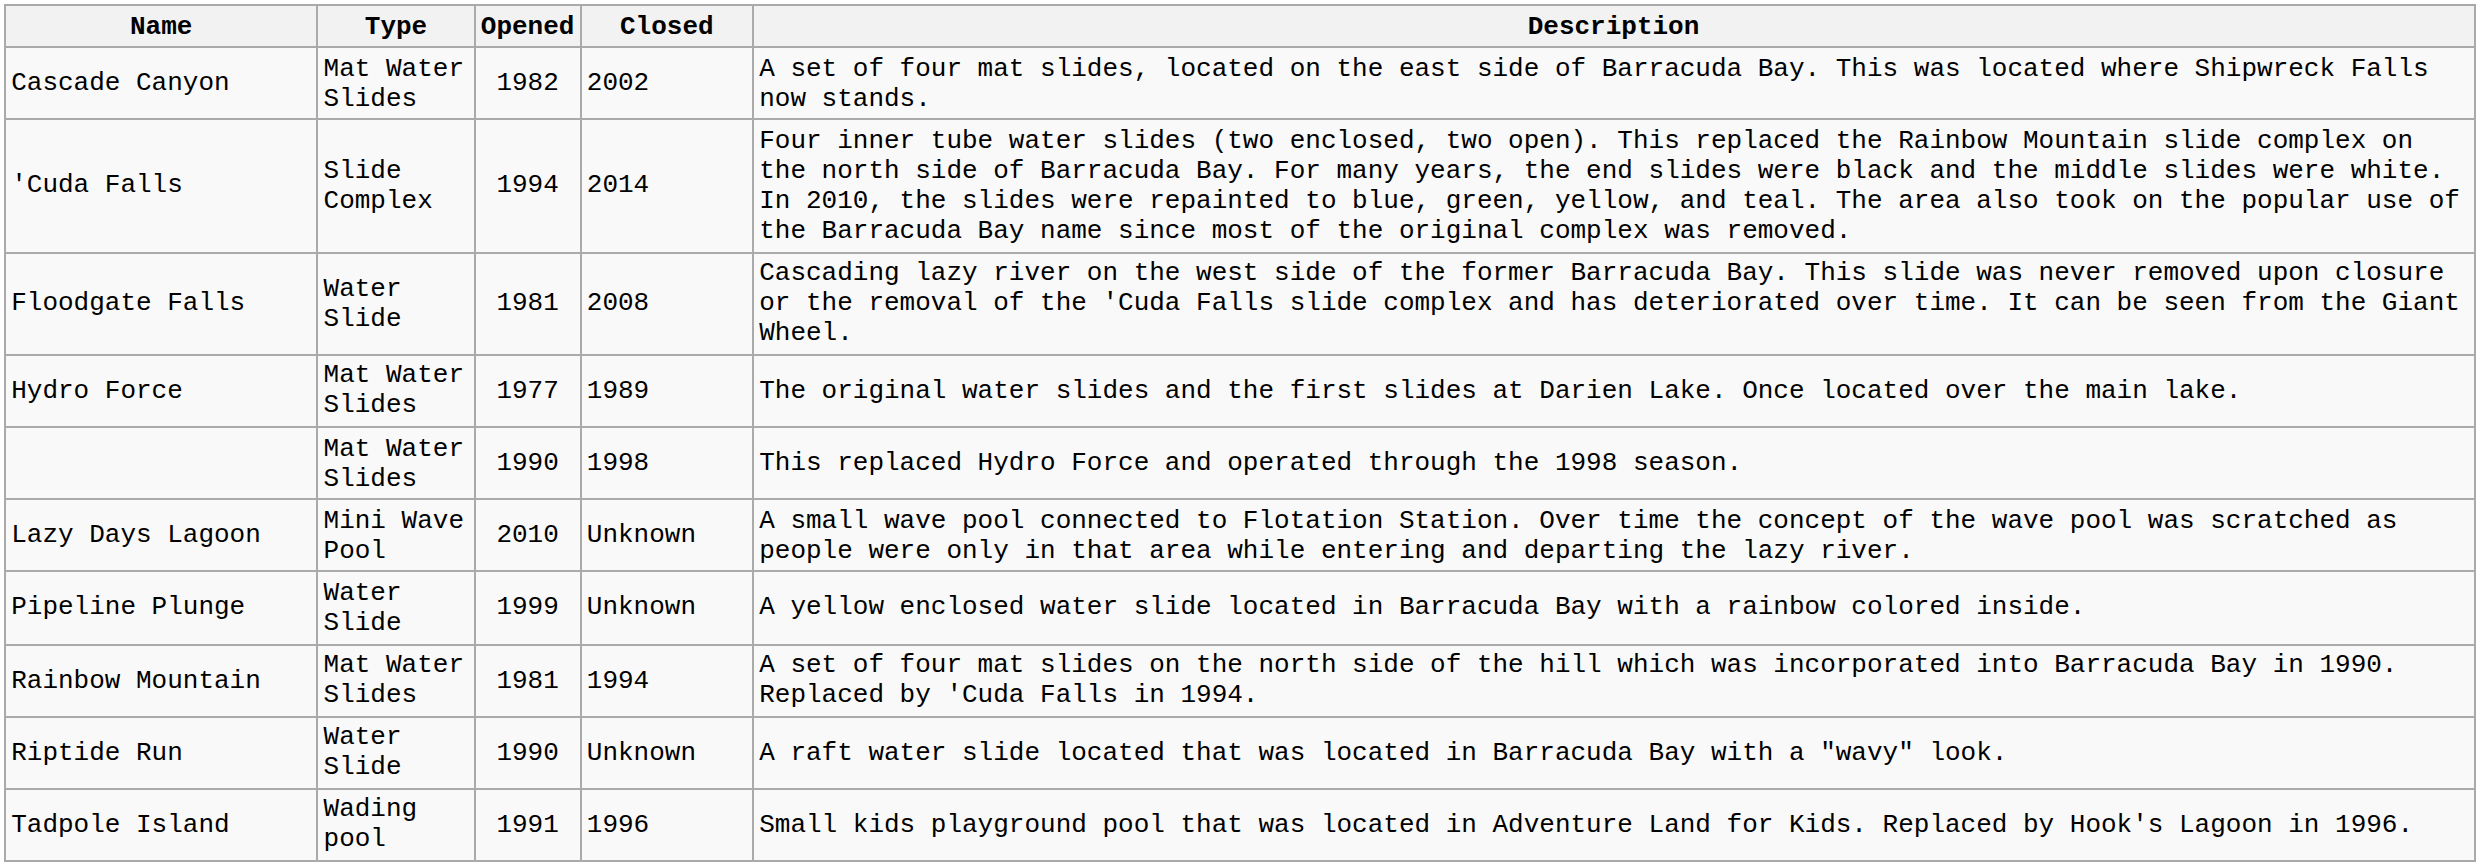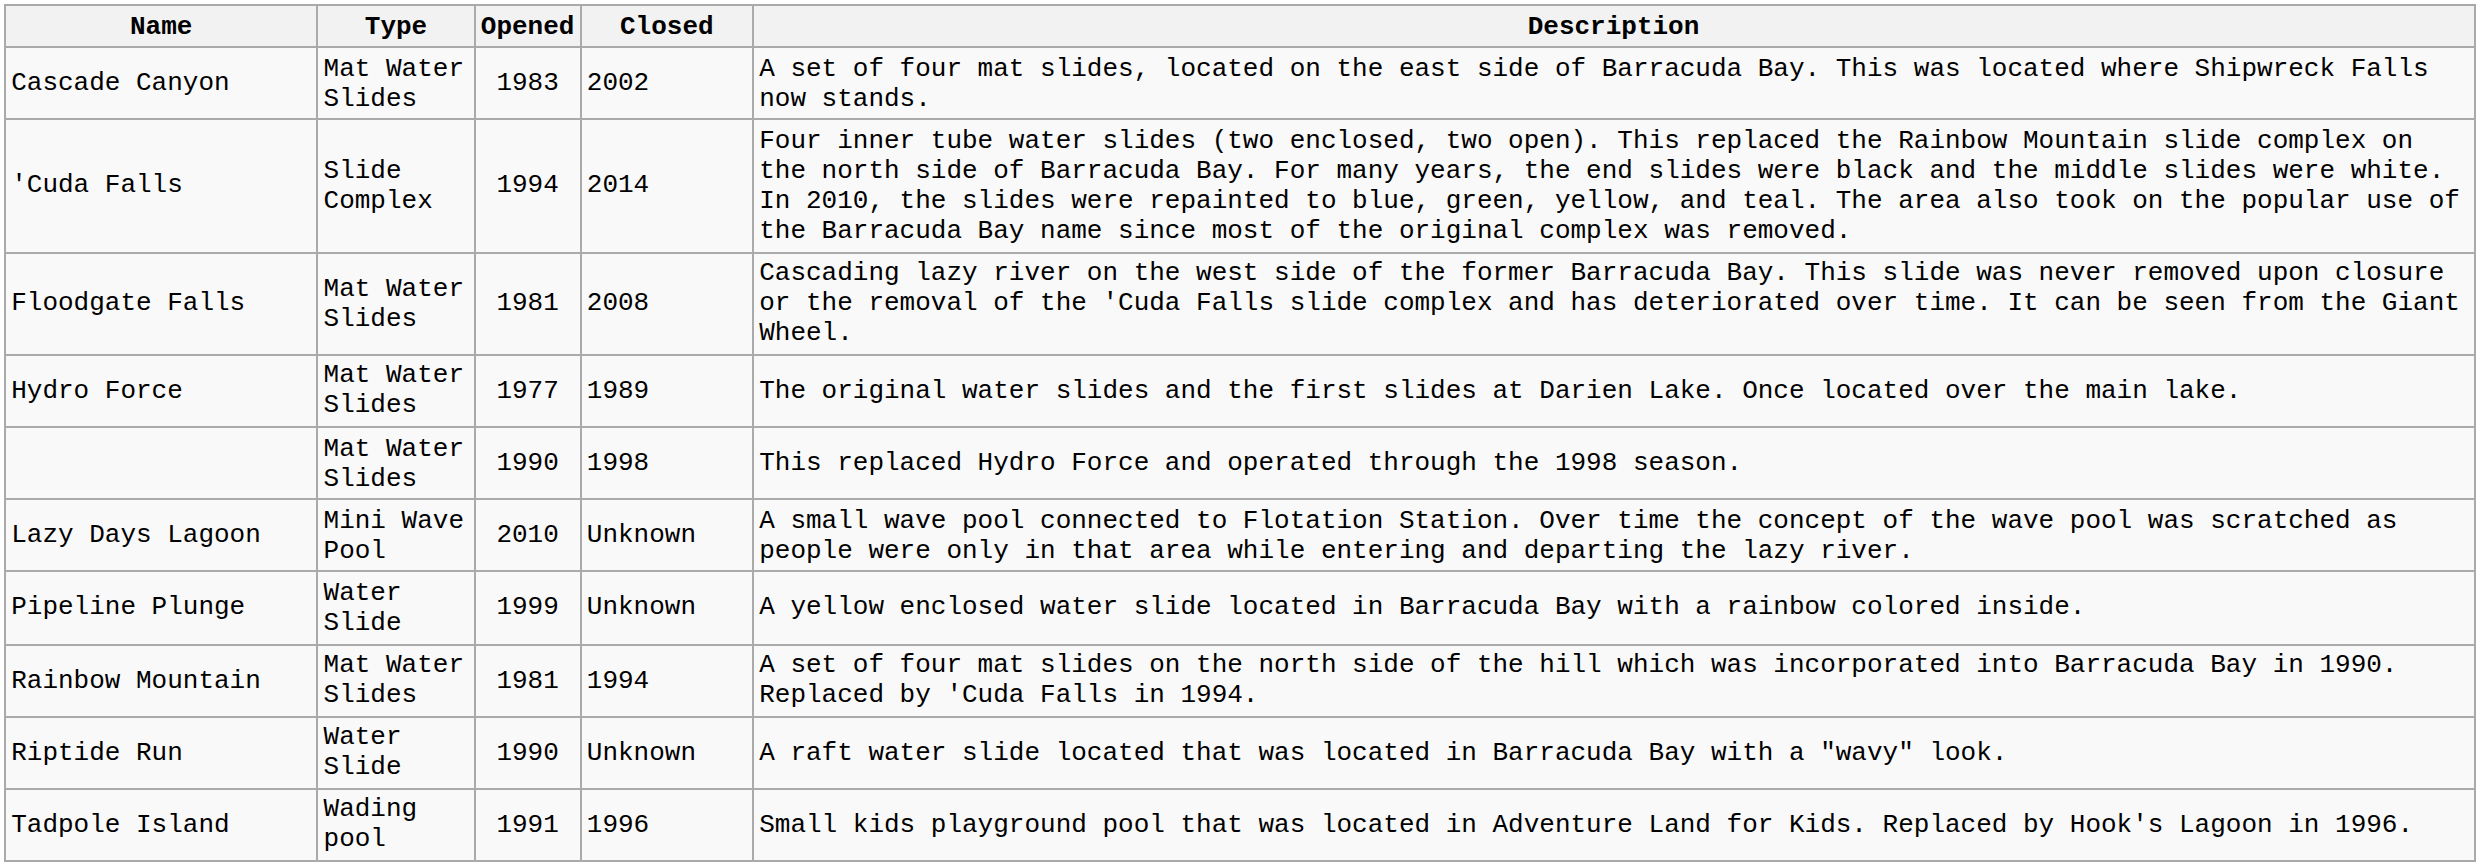(528, 84) 1982 -> (528, 84) 1983
(363, 303) Water Slide -> (394, 303) Mat Water Slides
